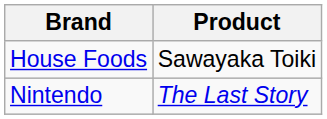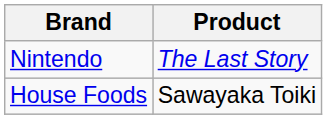rows swapped: (79, 59) <-> (56, 95)
